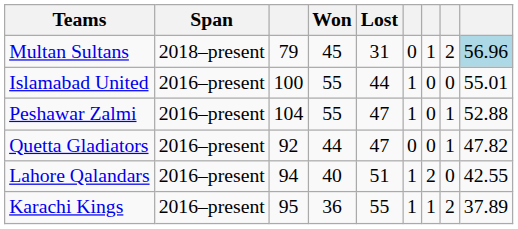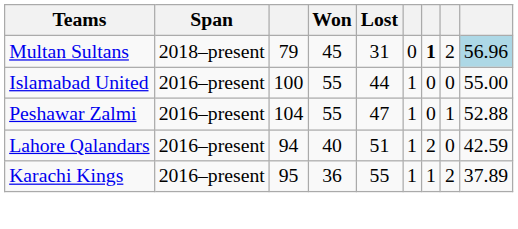(431, 51) normal -> (431, 51) bold
(486, 82) 55.01 -> (486, 82) 55.00
- row: (79, 144)
(486, 176) 42.55 -> (486, 144) 42.59
